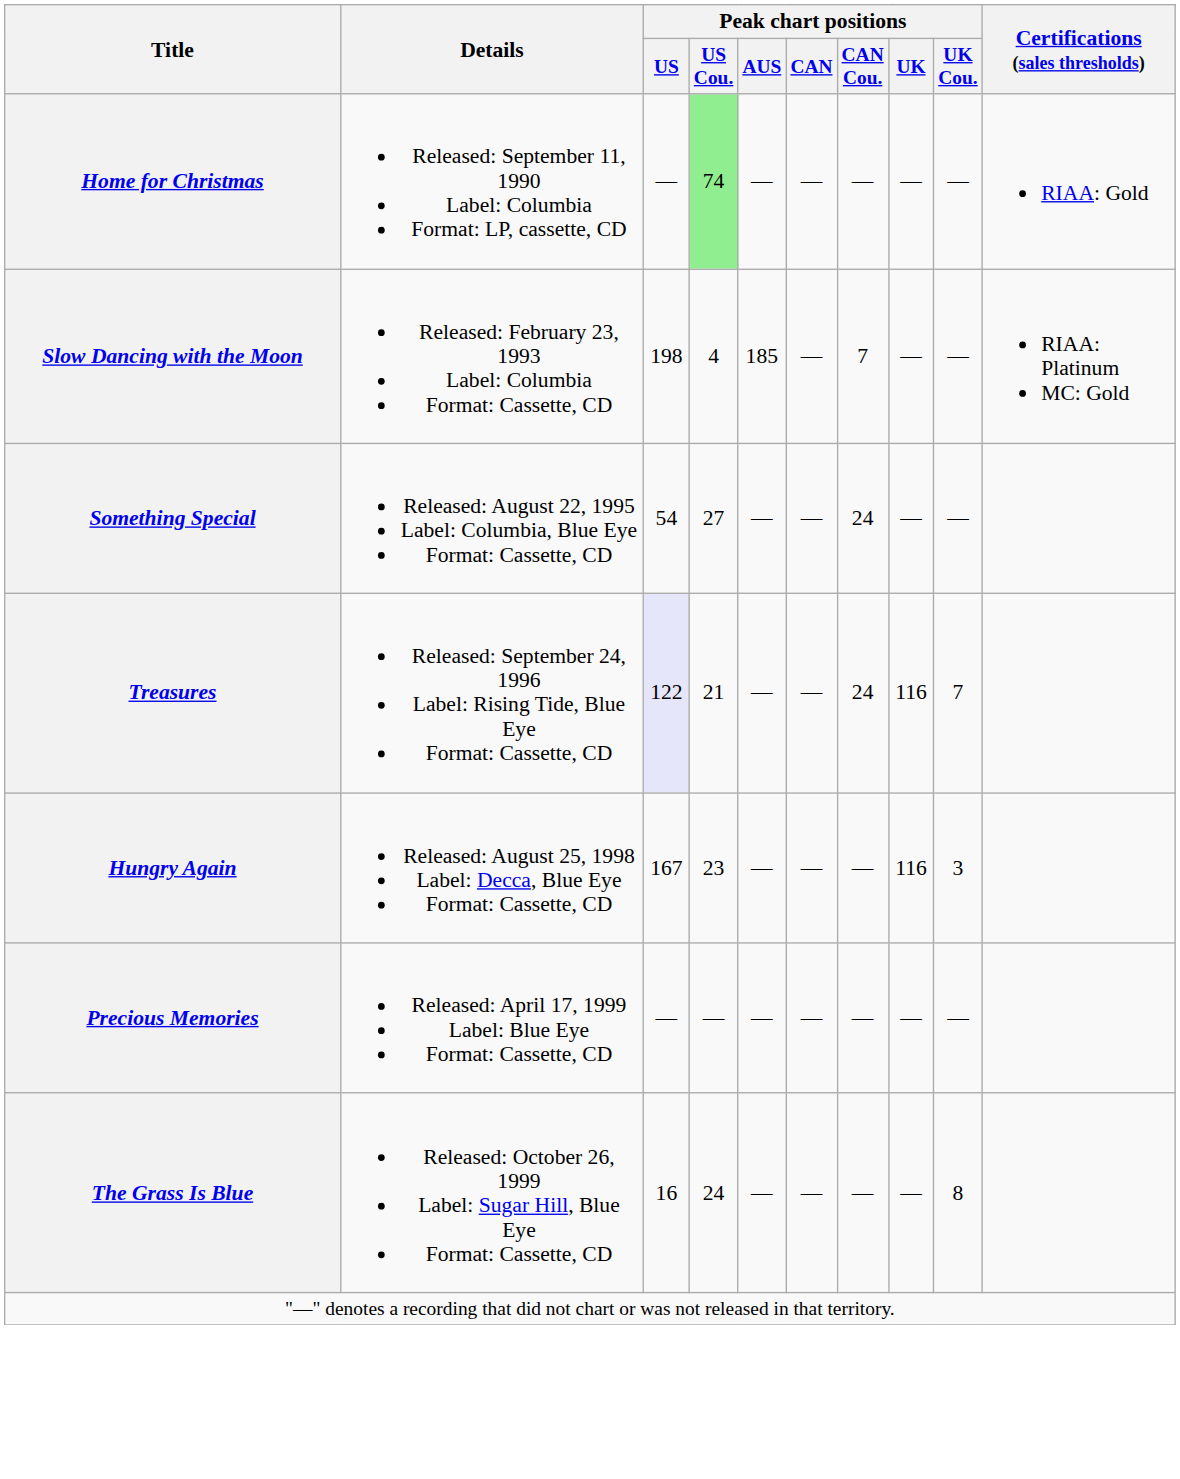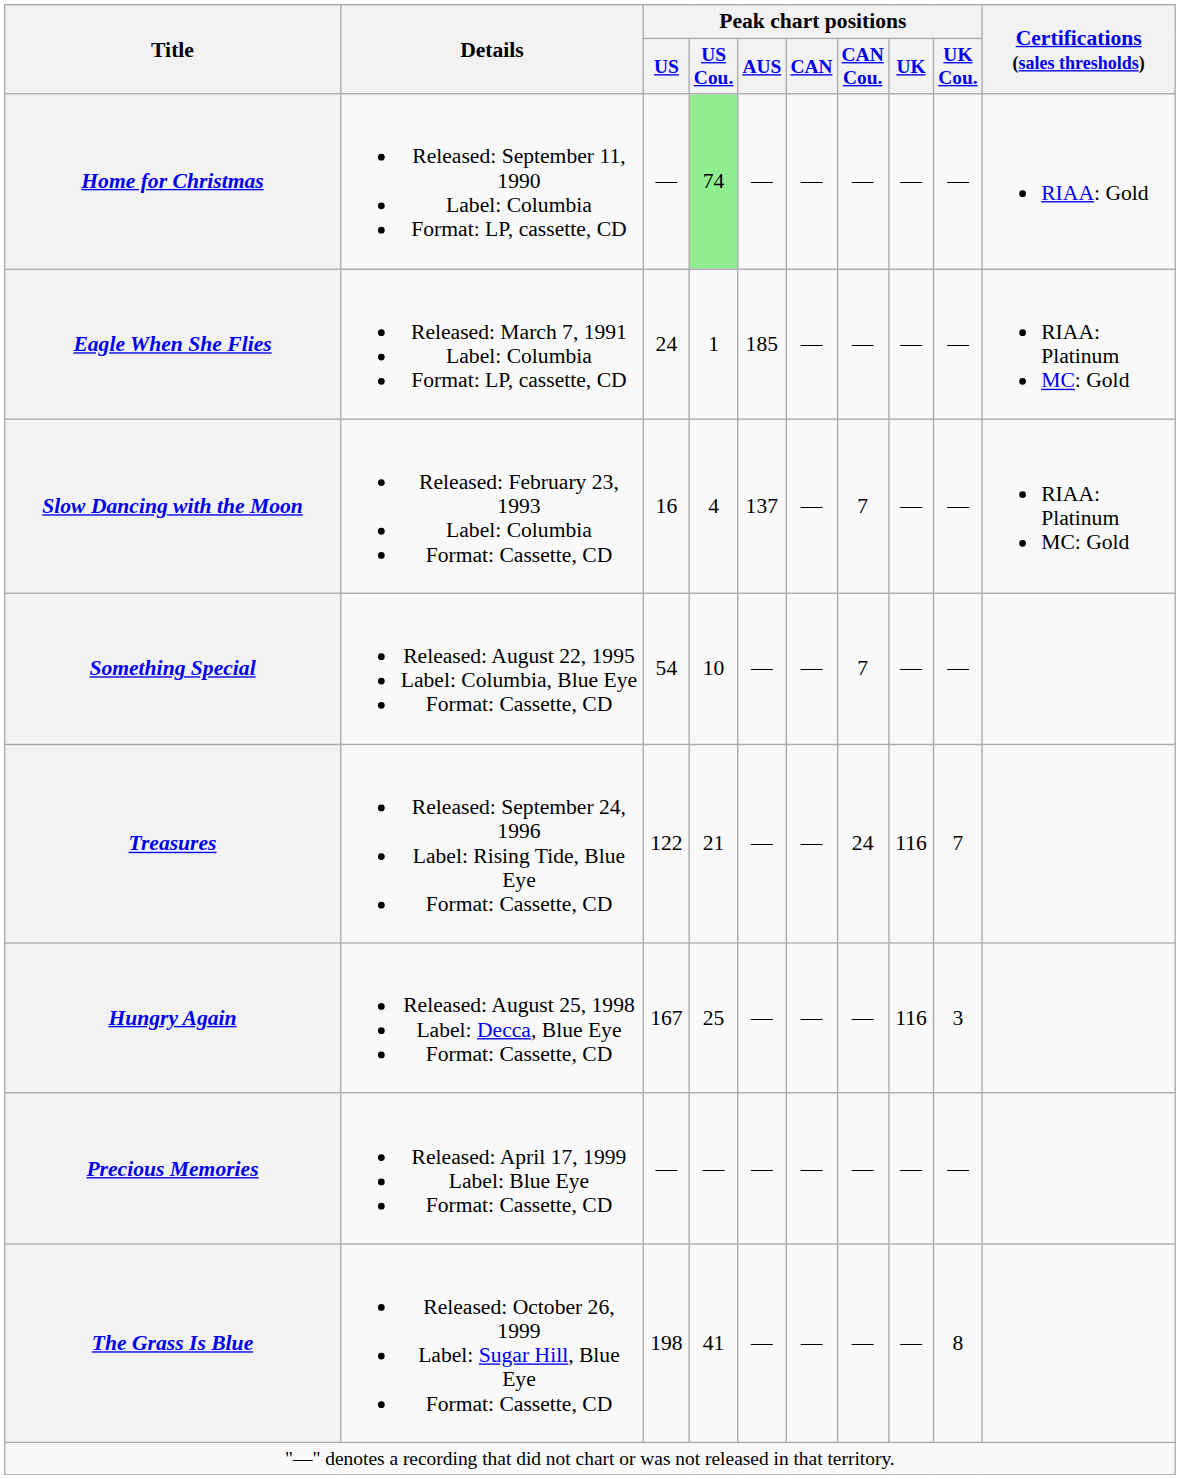+ row: (173, 343)
(666, 355) 198 -> (666, 506) 16
(762, 355) 185 -> (762, 506) 137
(714, 518) 27 -> (714, 668) 10
(863, 518) 24 -> (863, 668) 7
(666, 692) lavender background -> (666, 843) no background
(714, 867) 23 -> (714, 1017) 25
(666, 1192) 16 -> (666, 1342) 198
(714, 1192) 24 -> (714, 1342) 41
